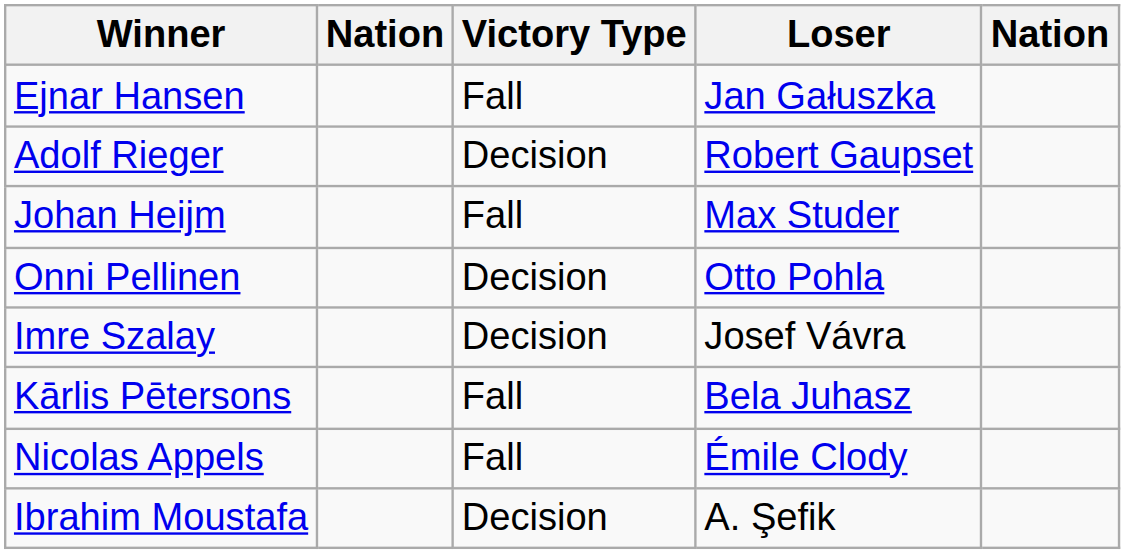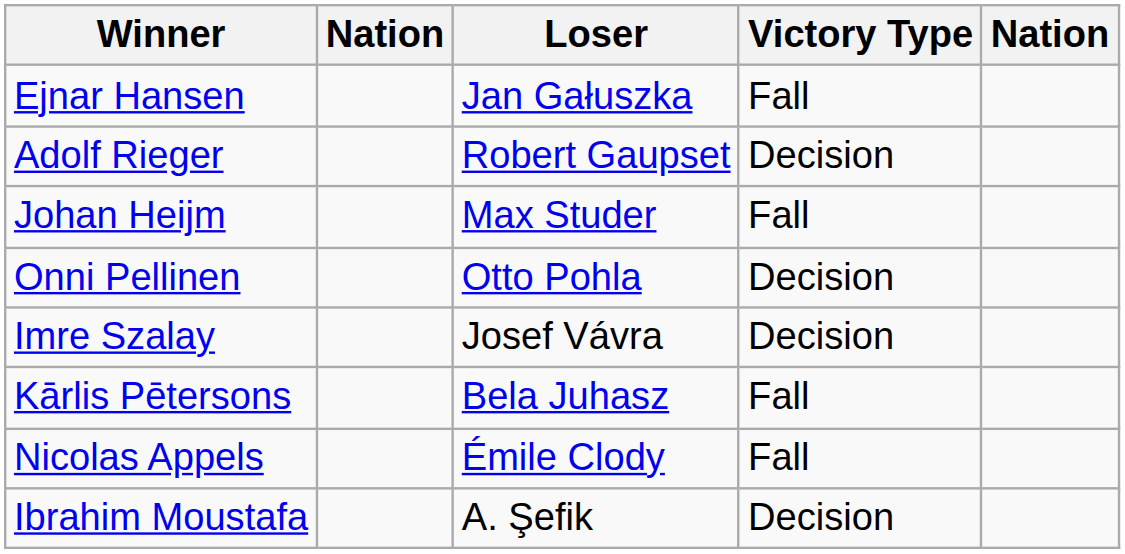columns swapped: (574, 34) <-> (839, 34)
